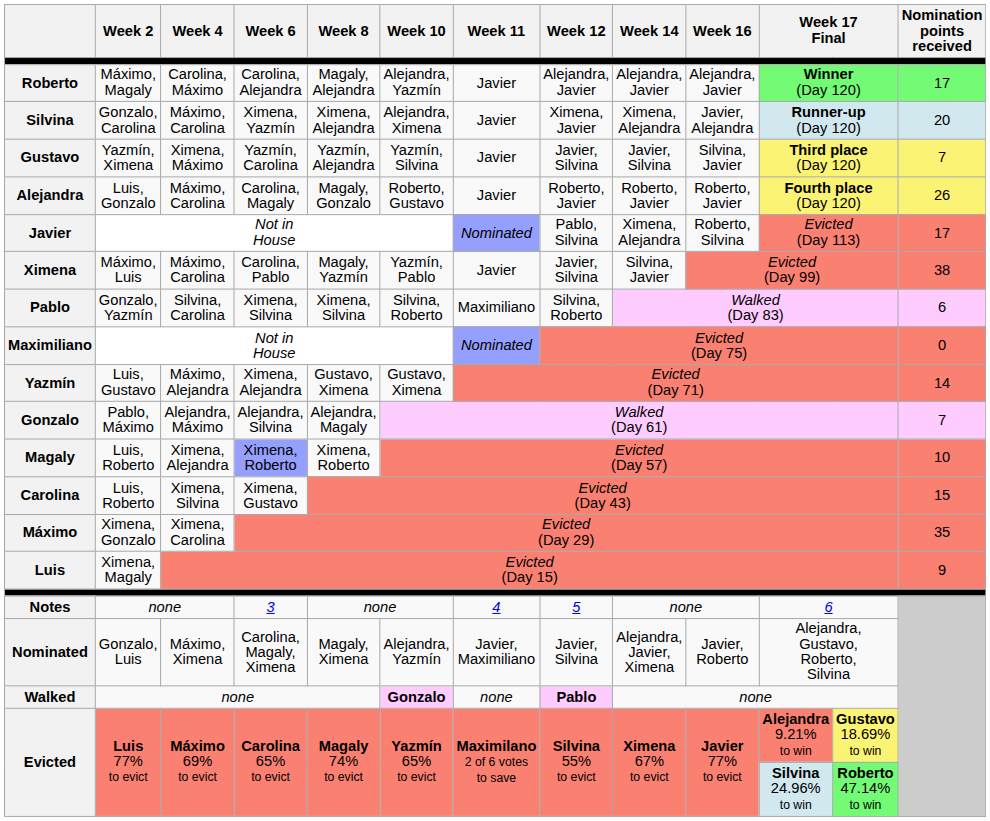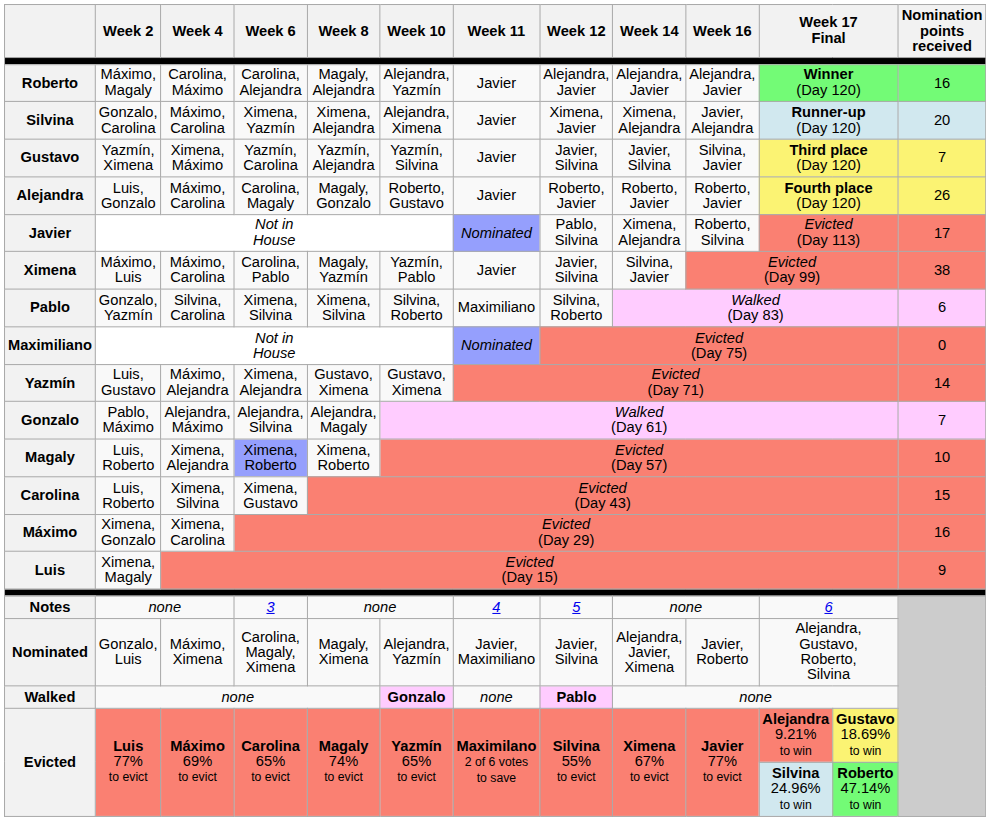(942, 83) 17 -> (942, 83) 16
(942, 533) 35 -> (942, 533) 16
